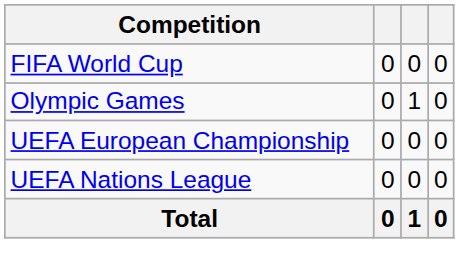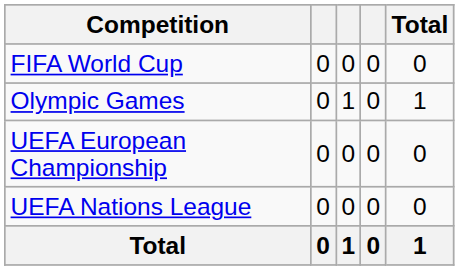+ column: (420, 25)
